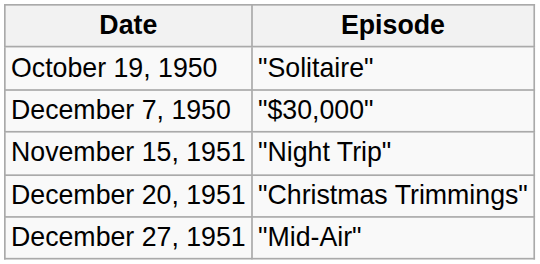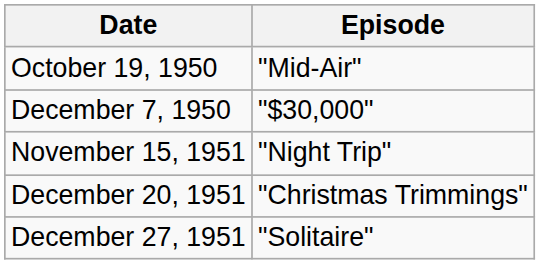(316, 68) "Solitaire" -> (310, 68) "Mid-Air"
(310, 237) "Mid-Air" -> (316, 237) "Solitaire"
